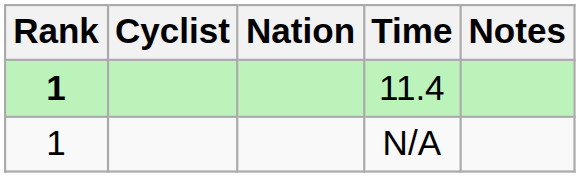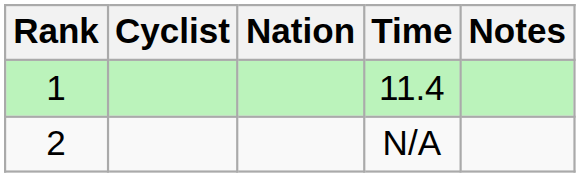(56, 87) bold -> (56, 87) normal
(56, 143) 1 -> (56, 143) 2
